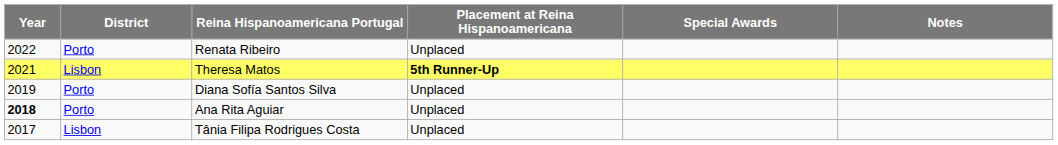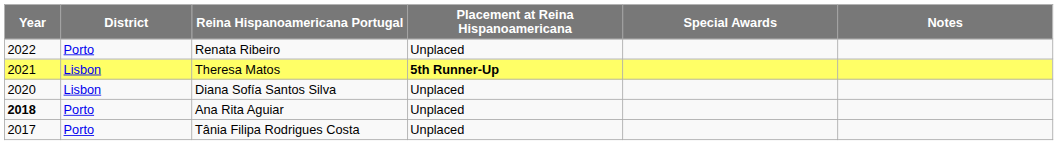(22, 90) 2019 -> (22, 90) 2020
(79, 90) Porto -> (82, 90) Lisbon
(82, 130) Lisbon -> (79, 130) Porto
